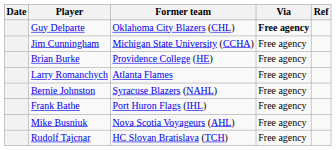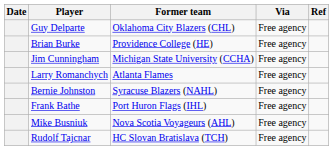(284, 28) bold -> (282, 28) normal
rows swapped: (55, 59) <-> (65, 43)
